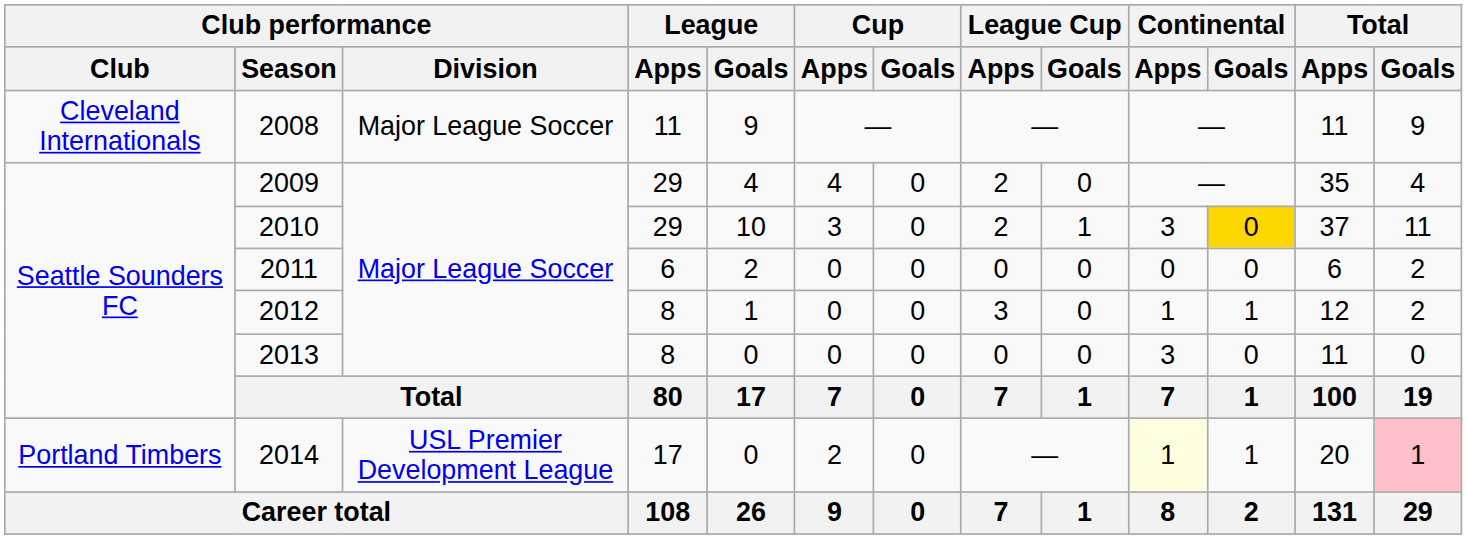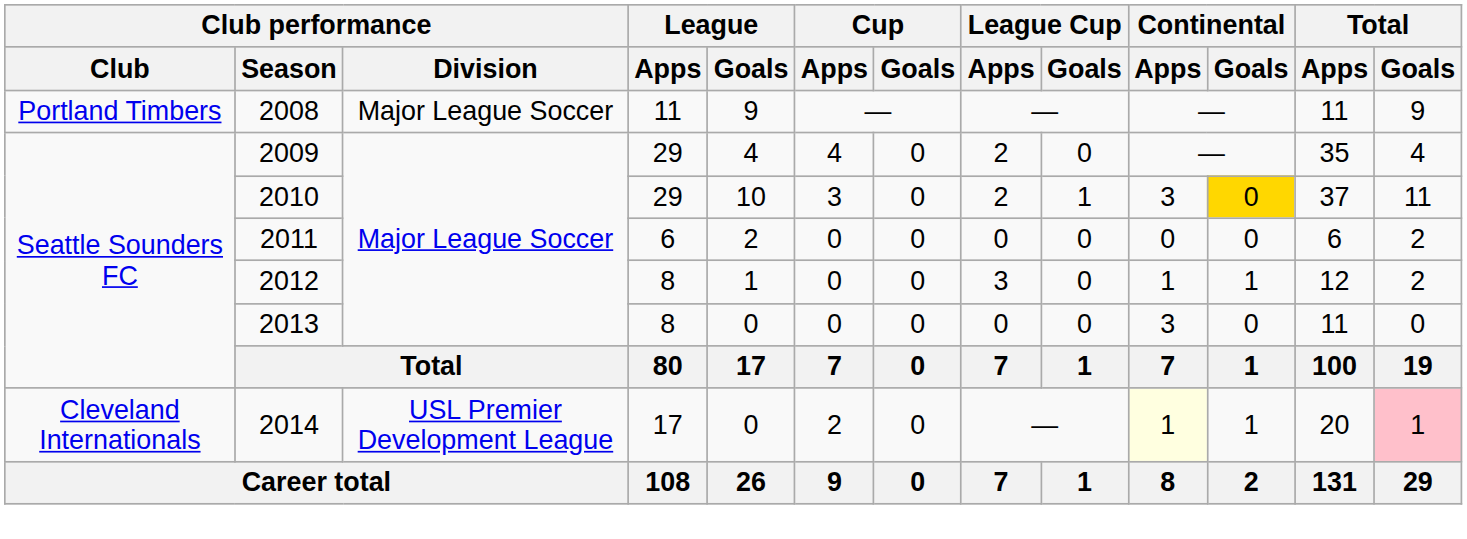(120, 126) Cleveland Internationals -> (120, 111) Portland Timbers
(120, 454) Portland Timbers -> (120, 424) Cleveland Internationals
